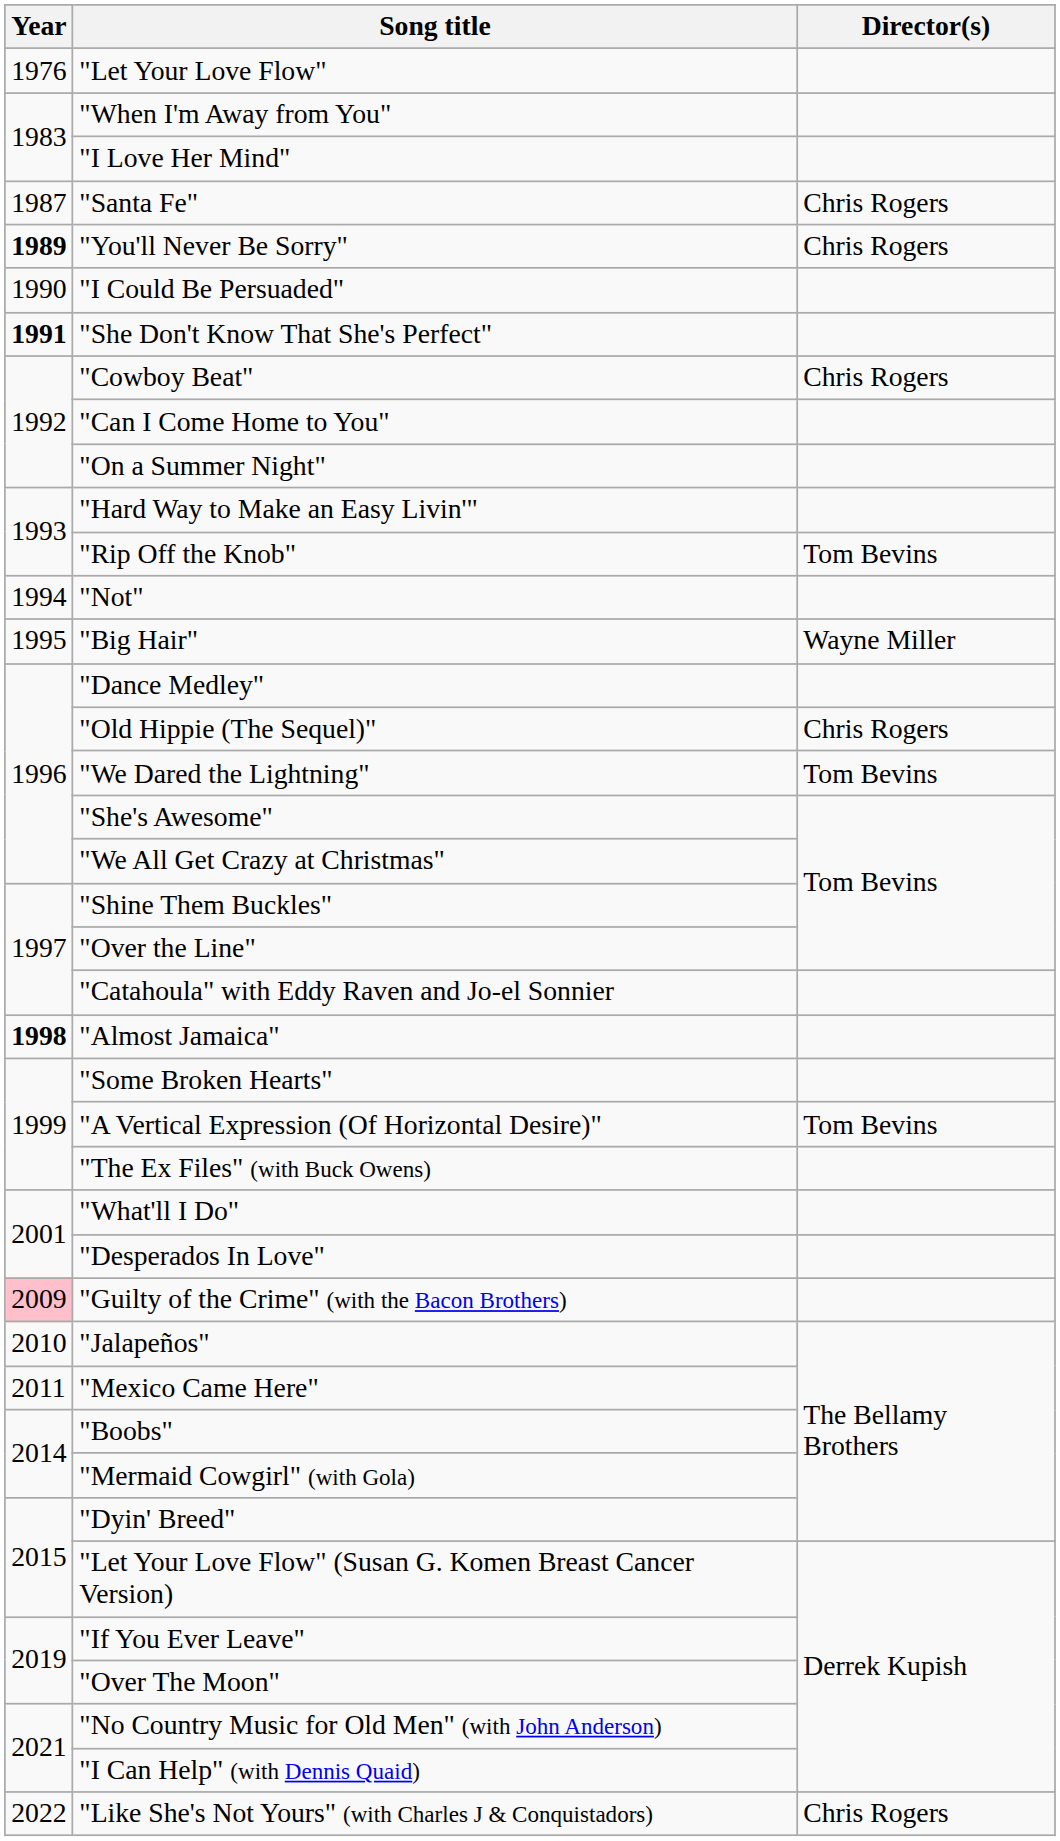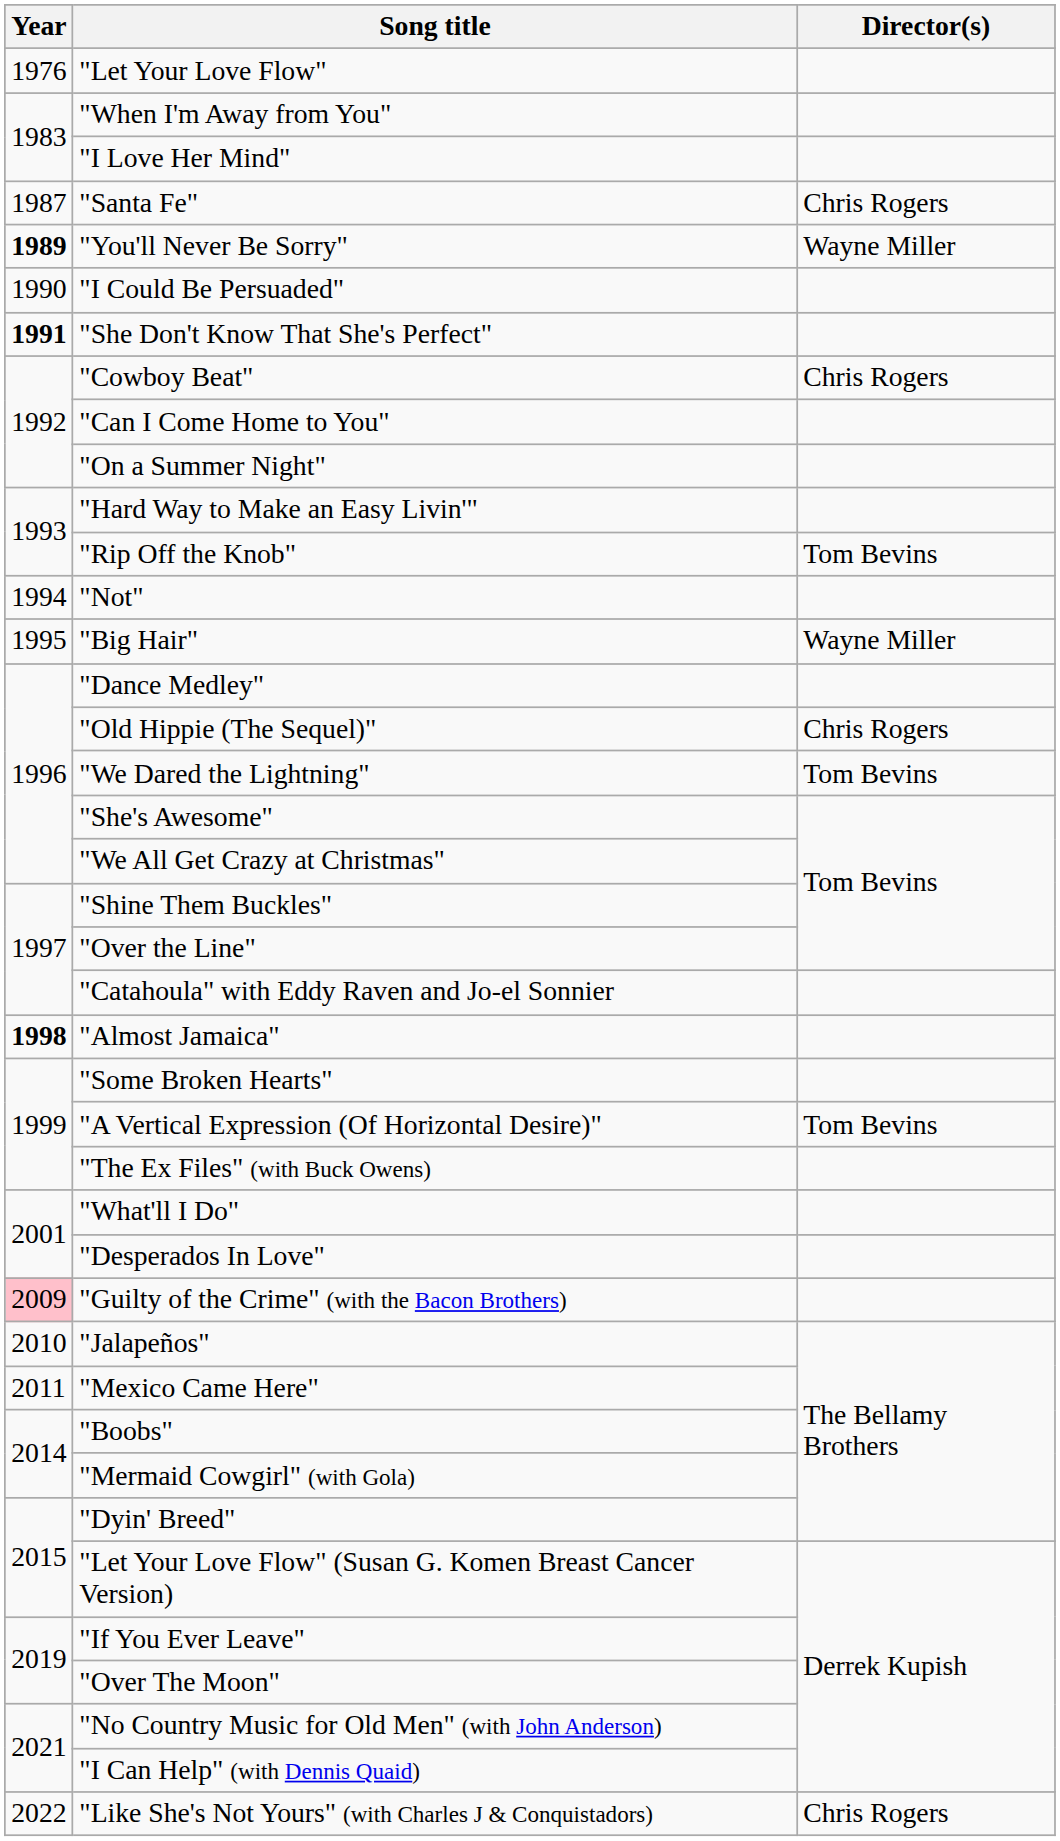(876, 245) Chris Rogers -> (879, 245) Wayne Miller
